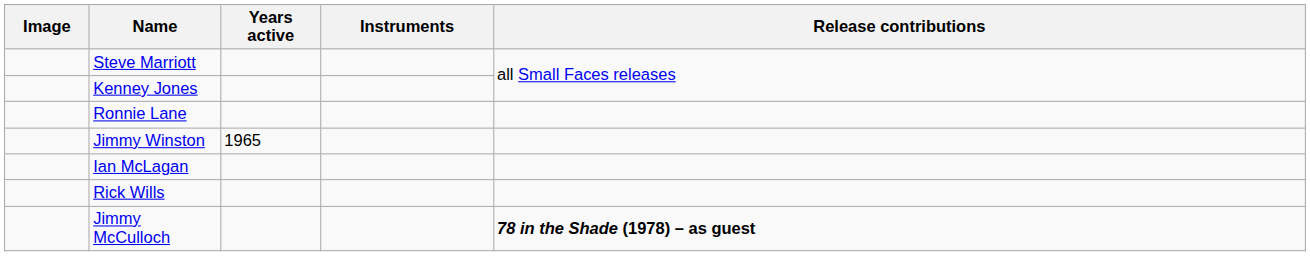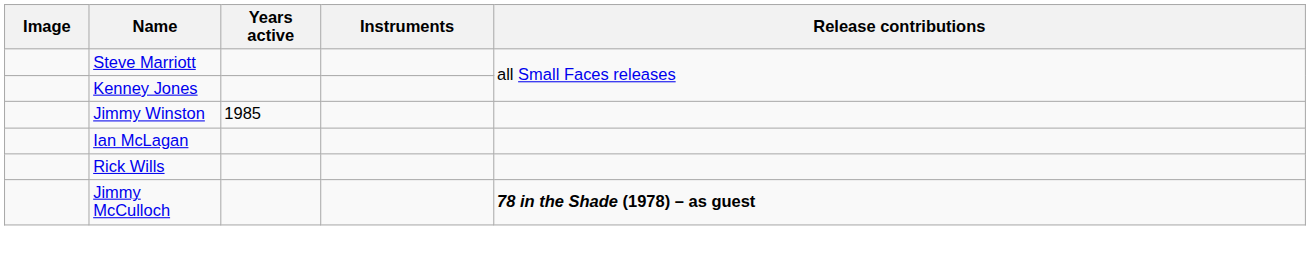- row: (140, 114)
(243, 140) 1965 -> (243, 114) 1985
